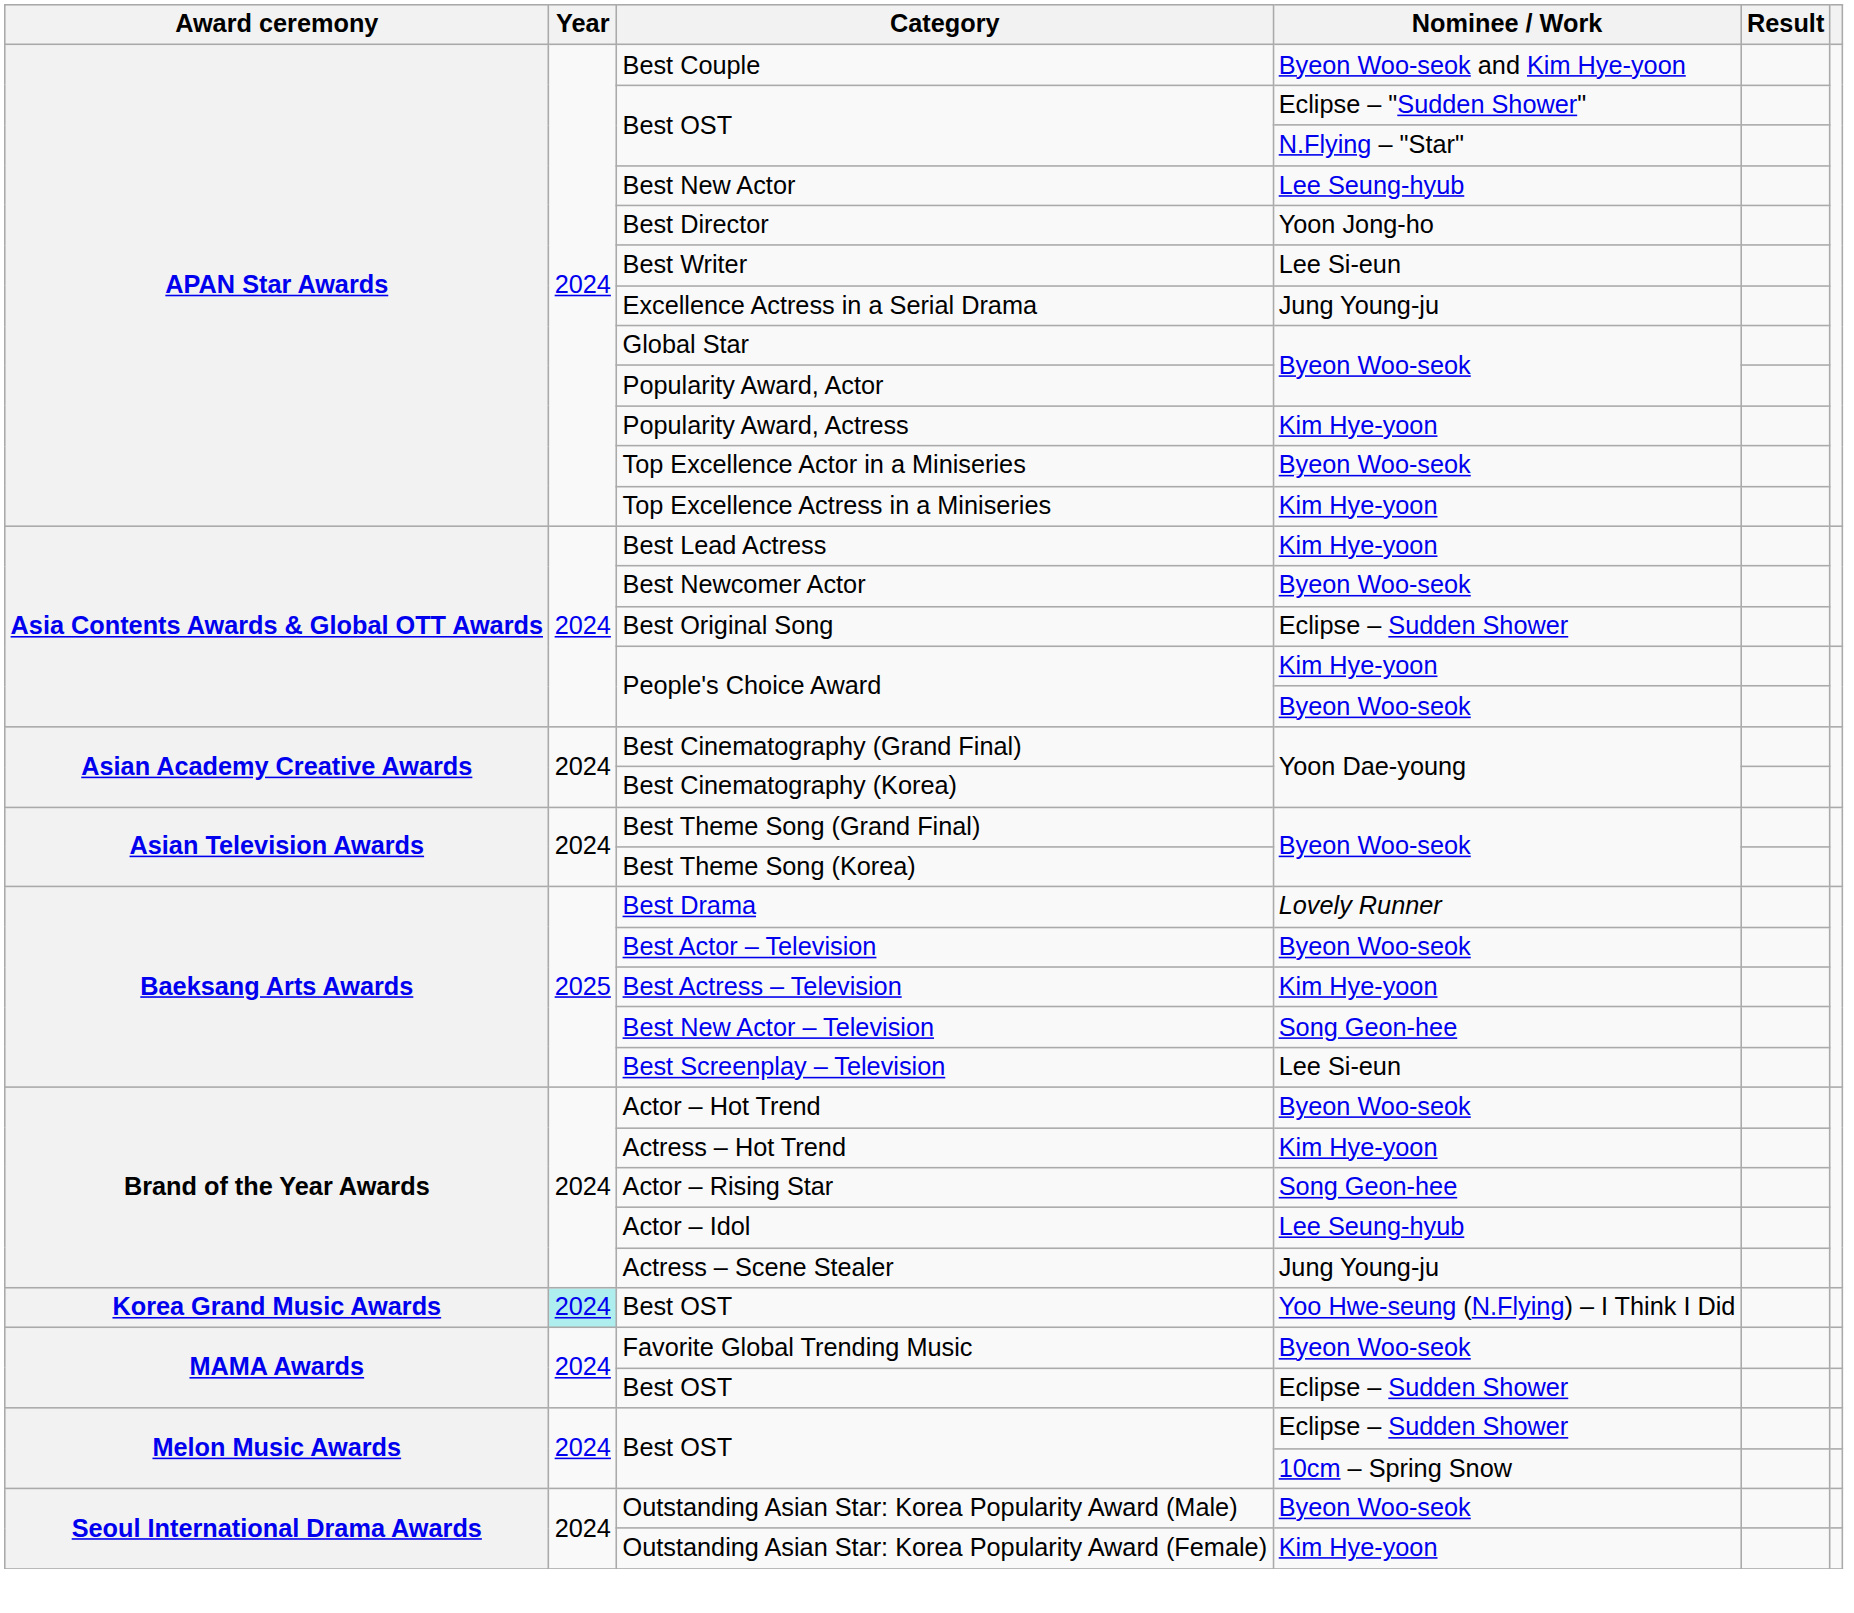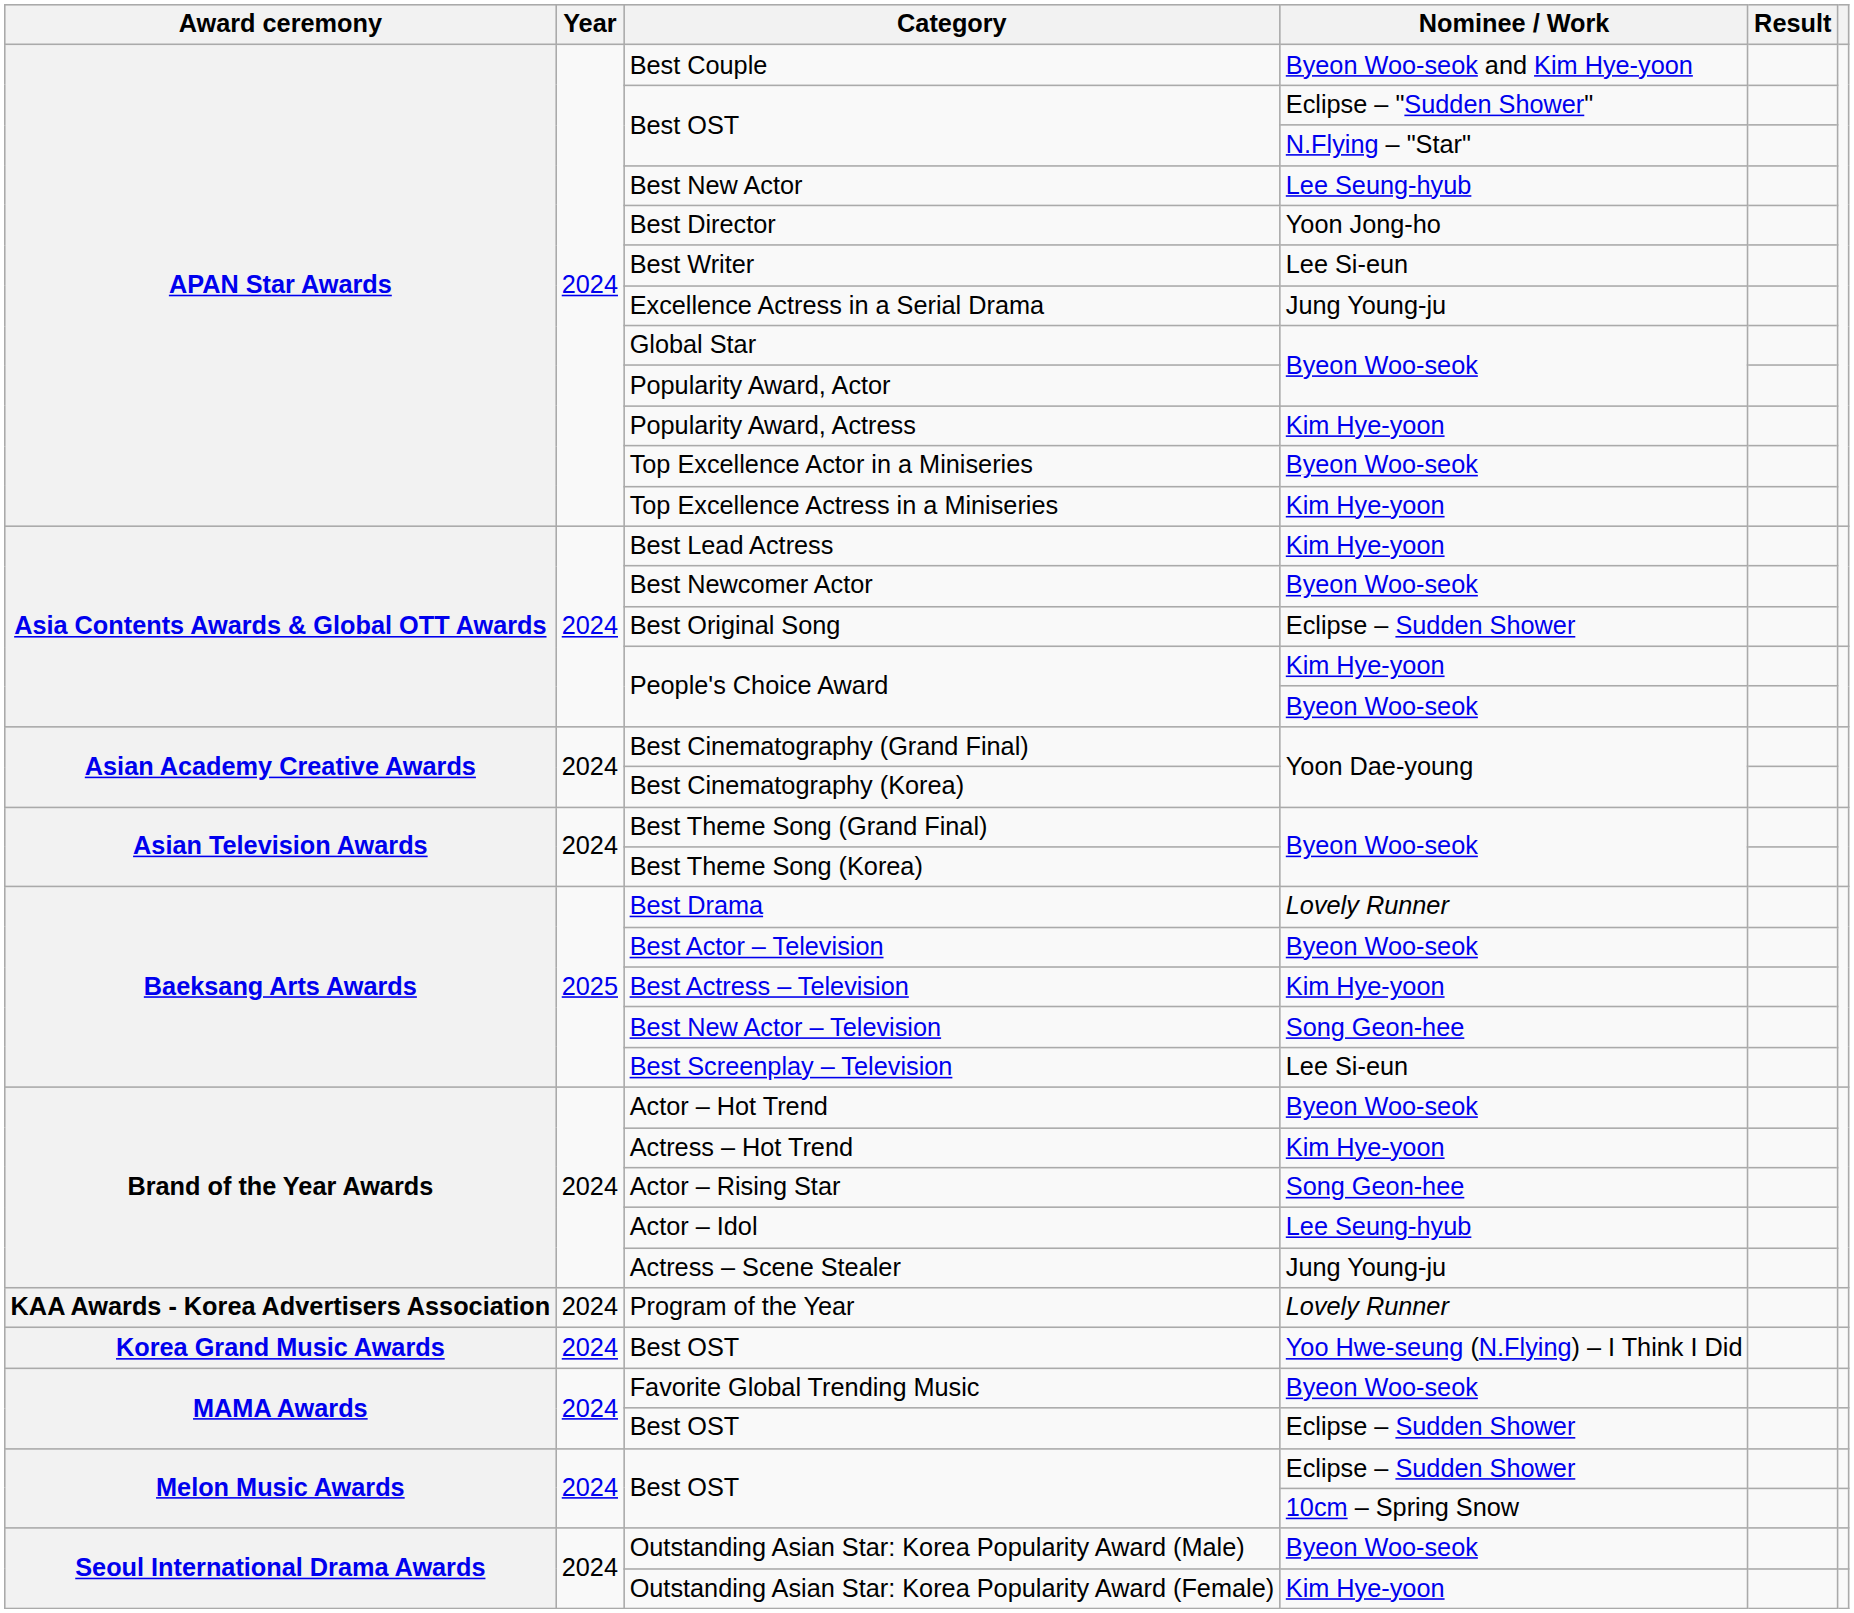+ row: (742, 1307)
(583, 1307) paleturquoise background -> (590, 1347) no background
